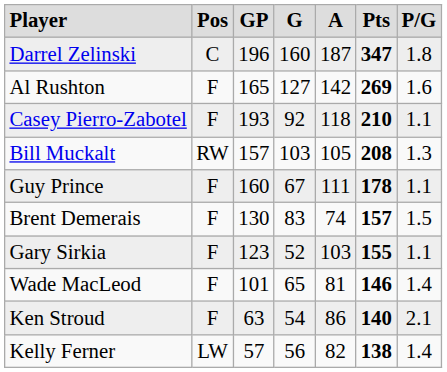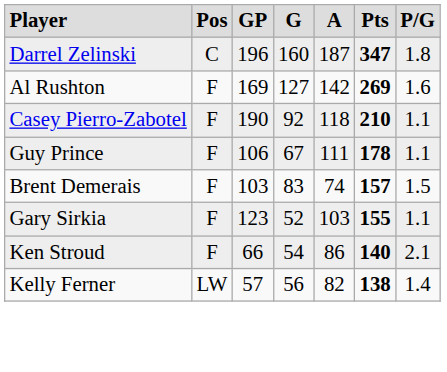(254, 86) 165 -> (253, 86) 169
(254, 119) 193 -> (253, 119) 190
- row: (62, 152)
(254, 185) 160 -> (253, 152) 106
(254, 218) 130 -> (253, 185) 103
- row: (75, 284)
(254, 317) 63 -> (253, 251) 66
